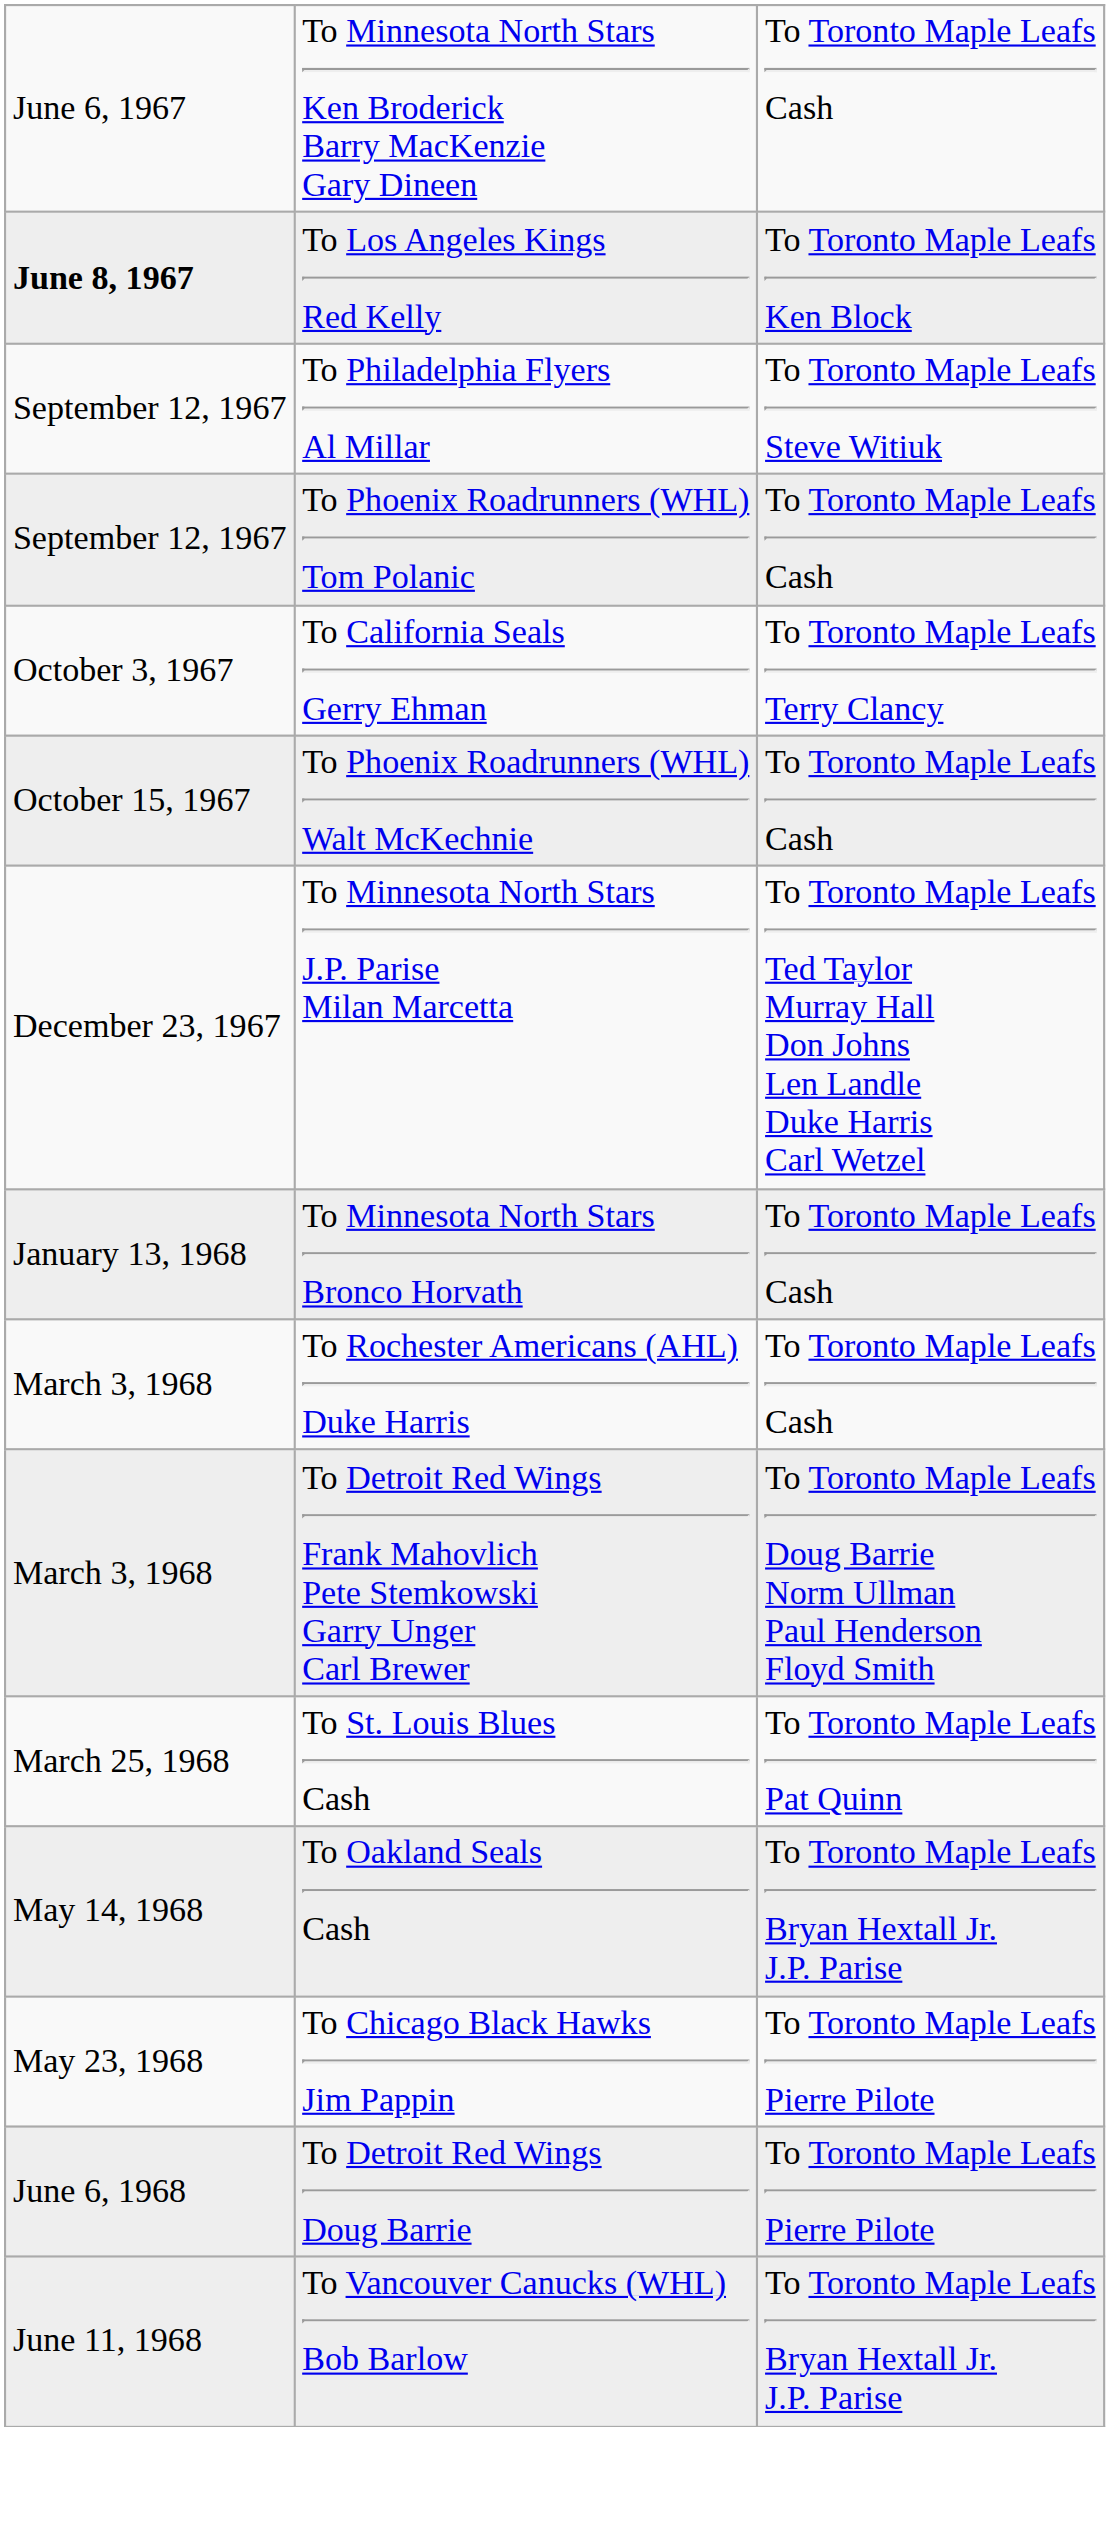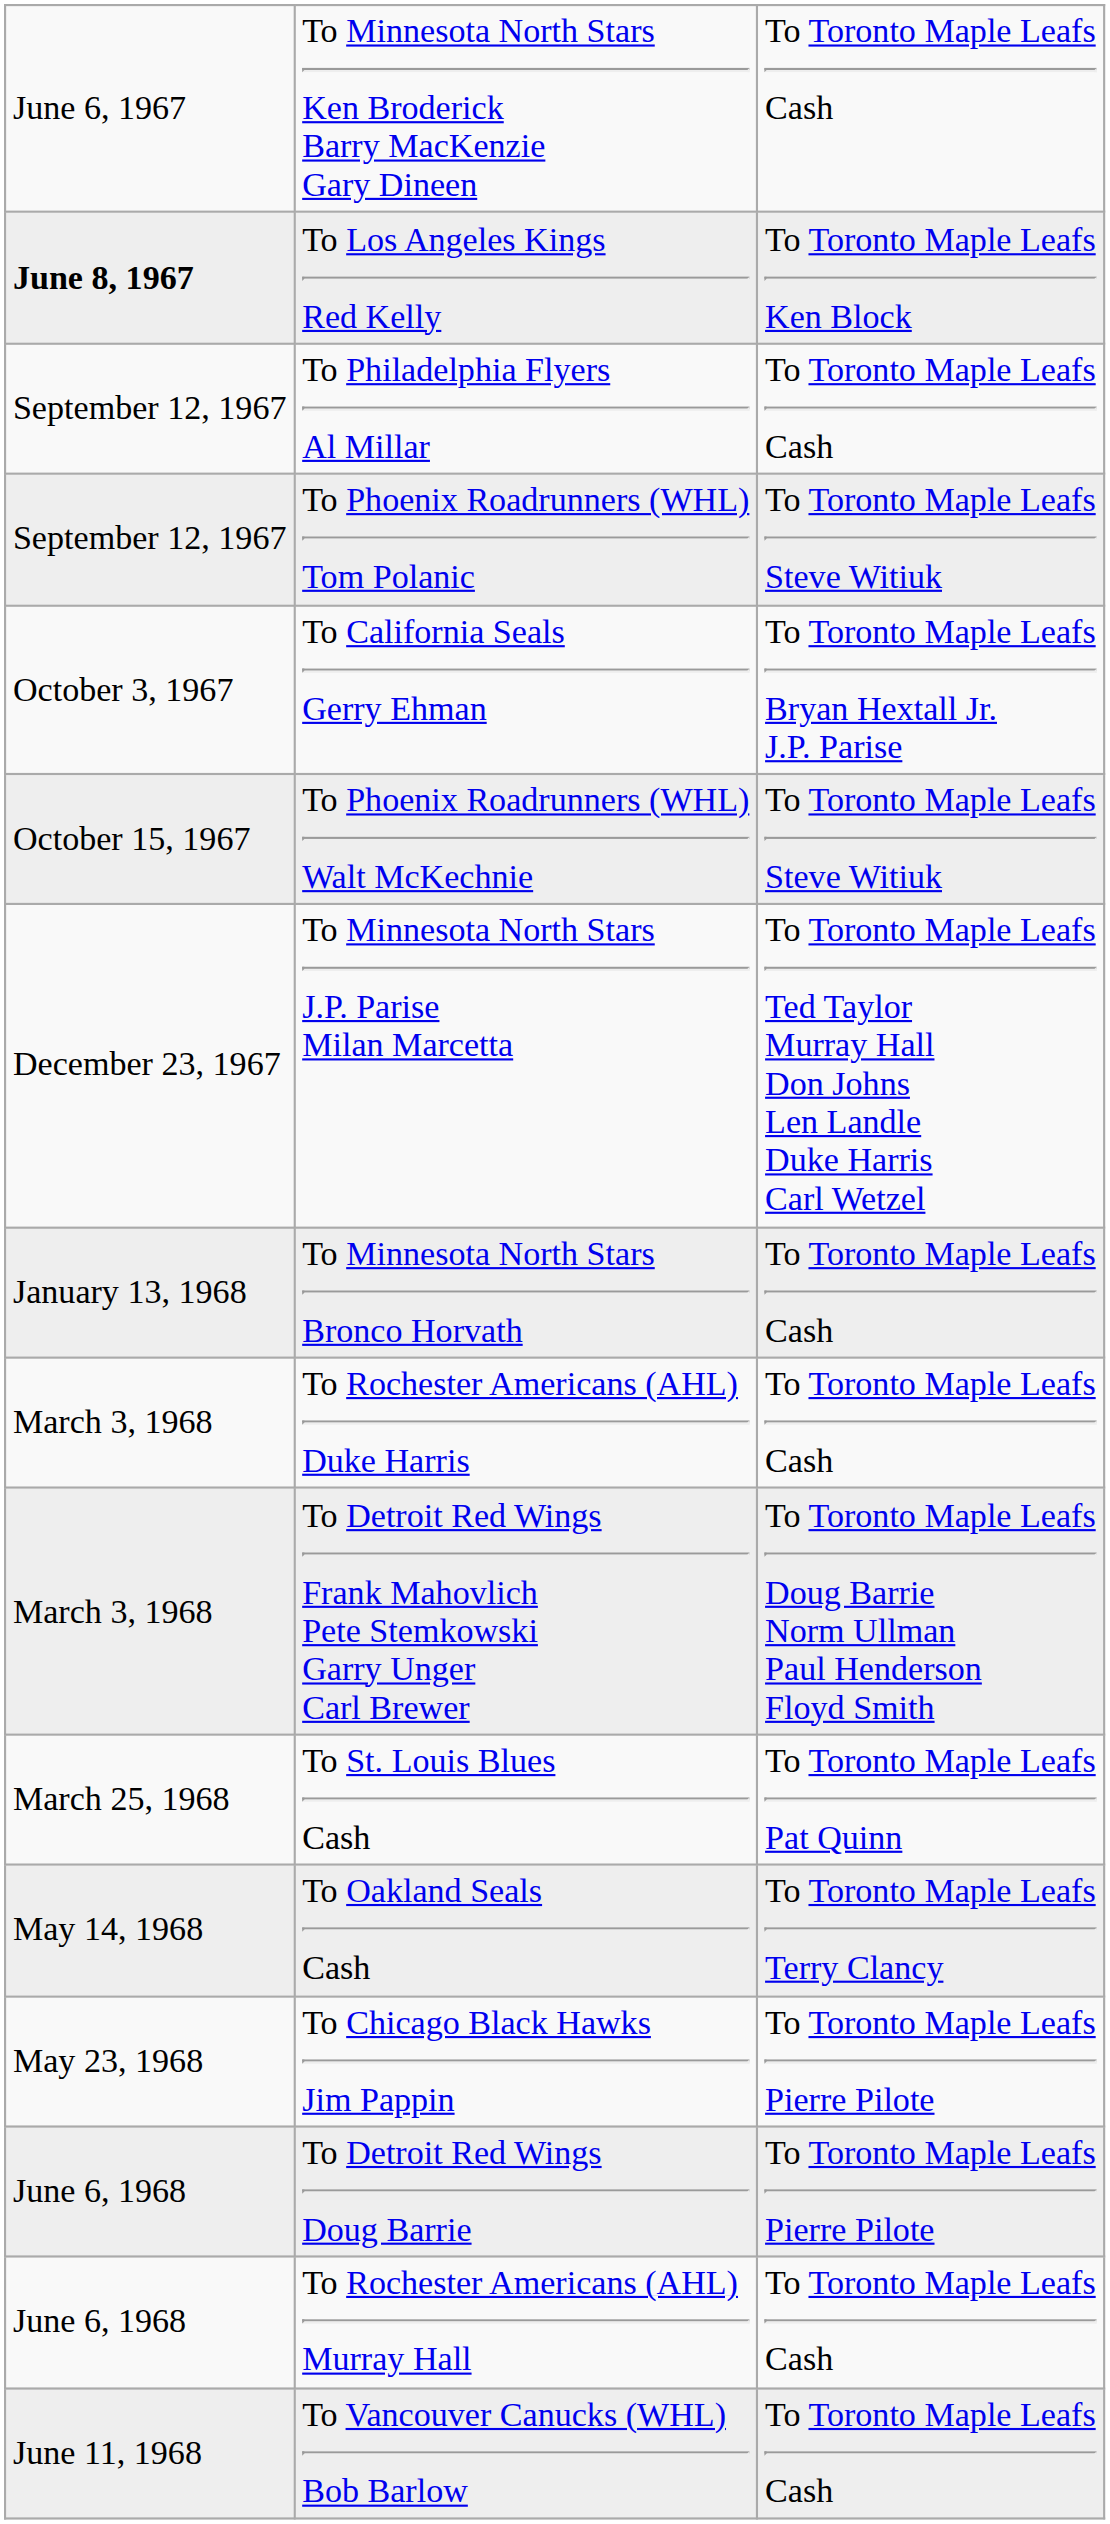(930, 408) To Toronto Maple Leafs Steve Witiuk -> (930, 408) To Toronto Maple Leafs Cash
(930, 538) To Toronto Maple Leafs Cash -> (930, 538) To Toronto Maple Leafs Steve Witiuk
(930, 669) To Toronto Maple Leafs Terry Clancy -> (930, 688) To Toronto Maple Leafs Bryan Hextall Jr. J.P. Parise
(930, 800) To Toronto Maple Leafs Cash -> (930, 838) To Toronto Maple Leafs Steve Witiuk
(930, 1910) To Toronto Maple Leafs Bryan Hextall Jr. J.P. Parise -> (930, 1929) To Toronto Maple Leafs Terry Clancy
+ row: (526, 2321)
(930, 2340) To Toronto Maple Leafs Bryan Hextall Jr. J.P. Parise -> (930, 2452) To Toronto Maple Leafs Cash
